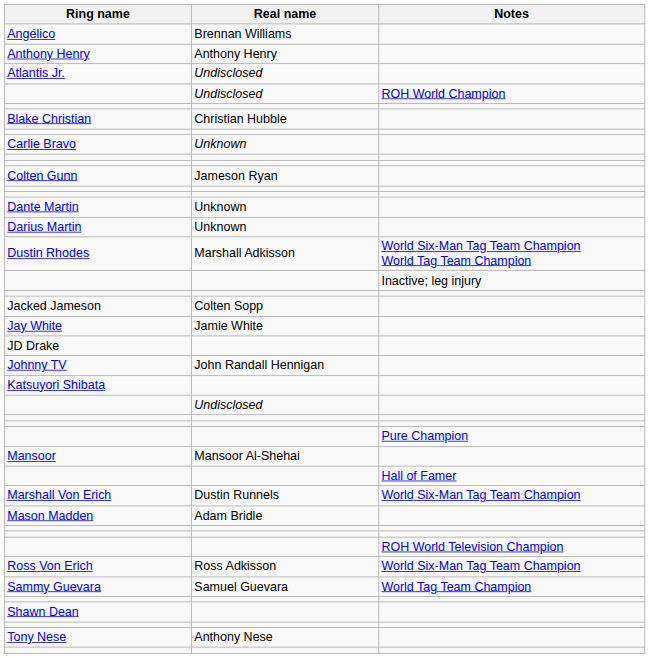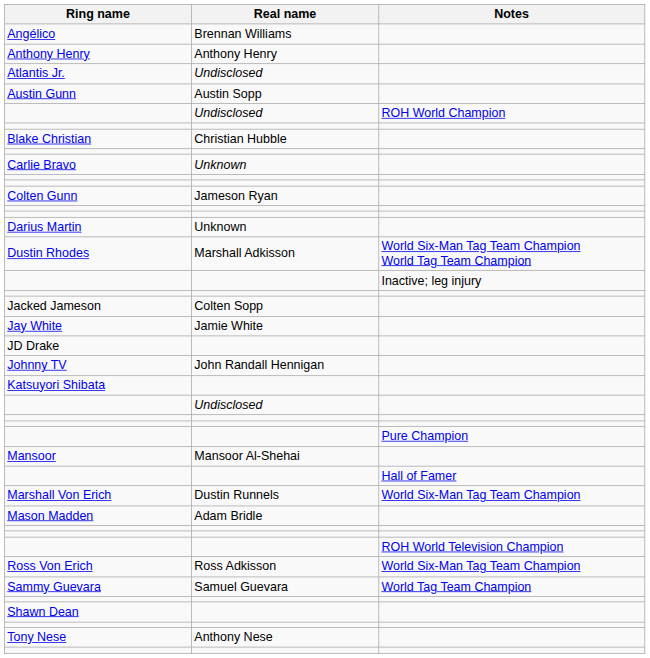+ row: (42, 93)
- row: (43, 207)
